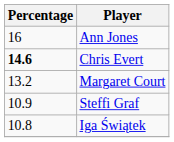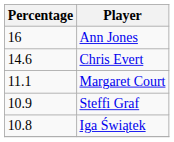(20, 59) bold -> (20, 59) normal
(20, 81) 13.2 -> (20, 81) 11.1
